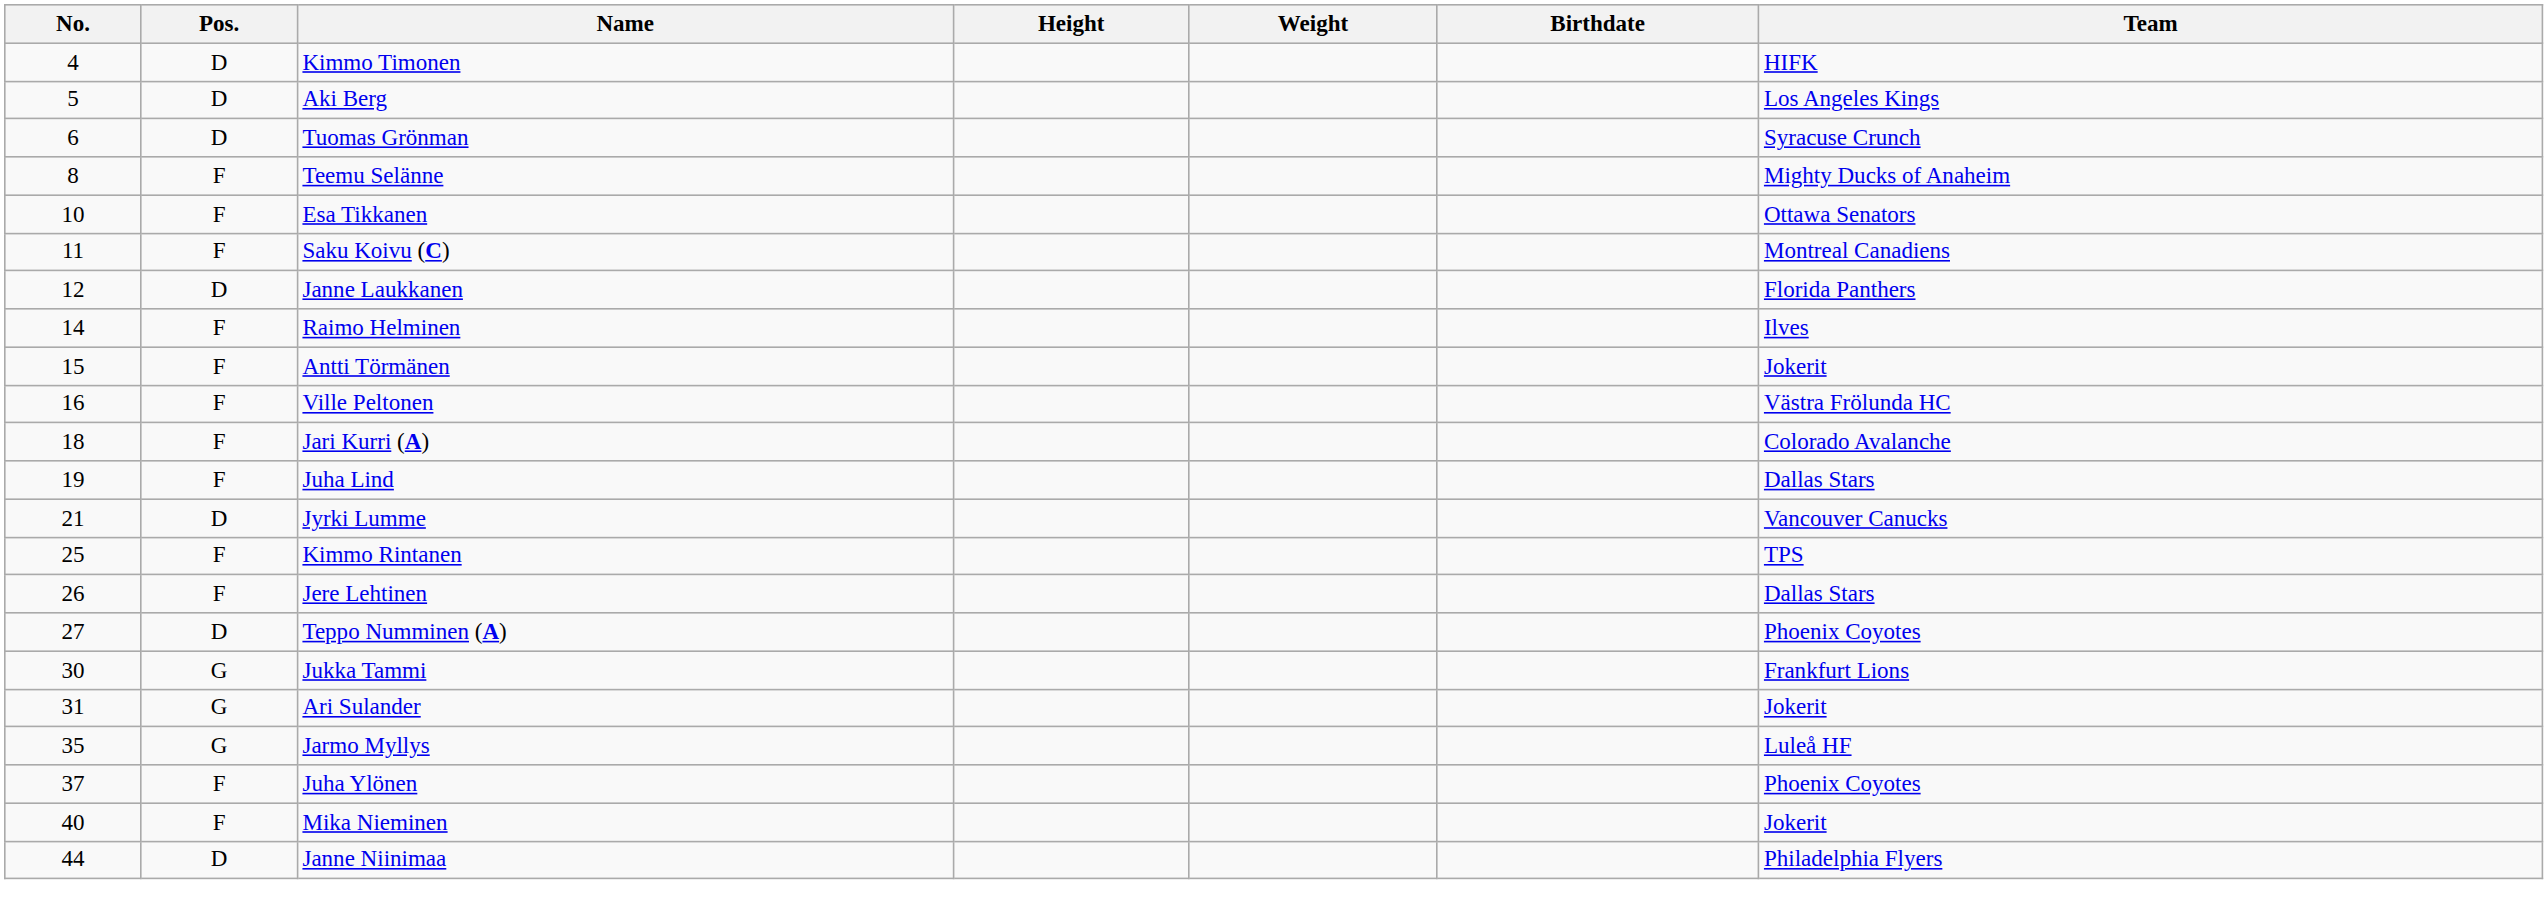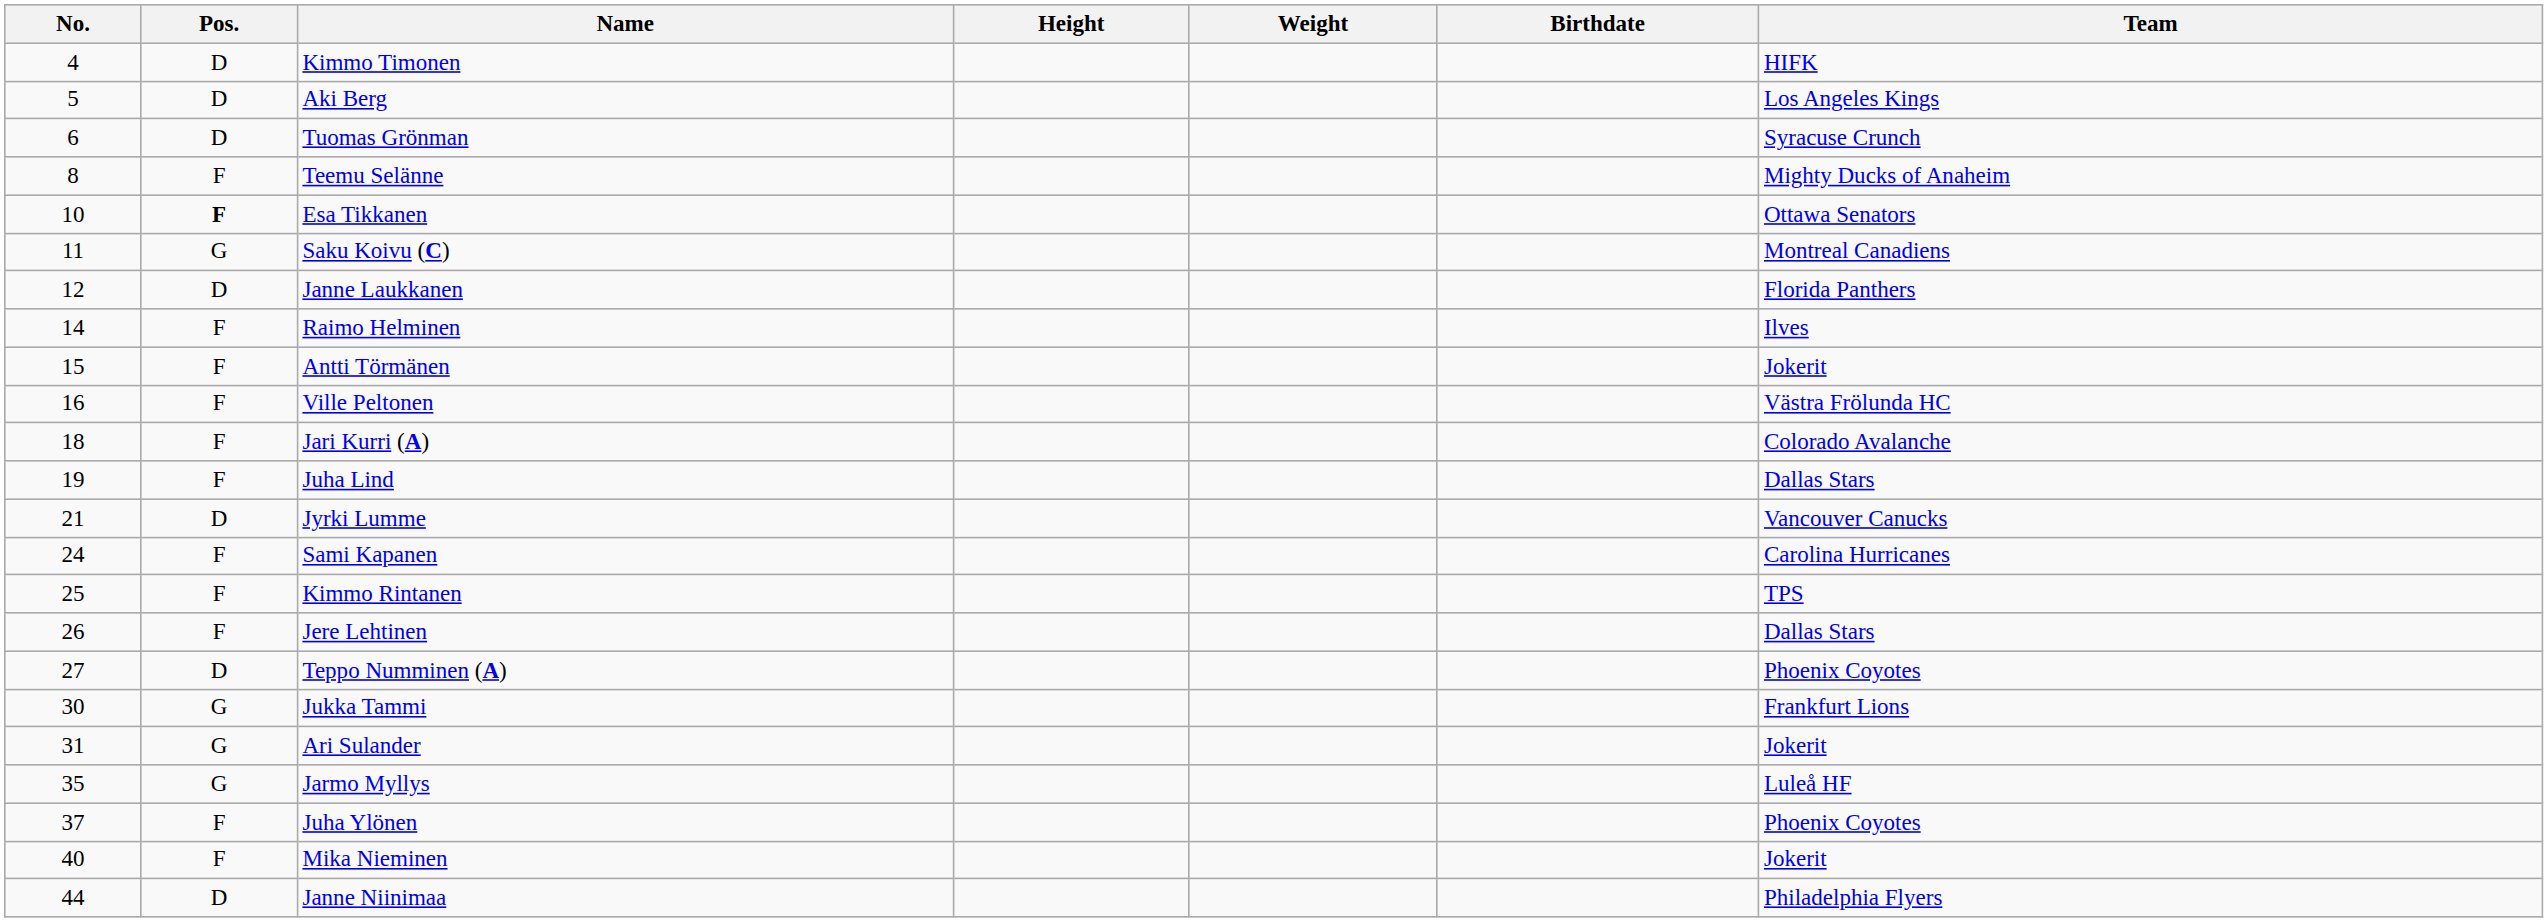(219, 213) normal -> (219, 213) bold
(219, 251) F -> (219, 251) G
+ row: (370, 555)
